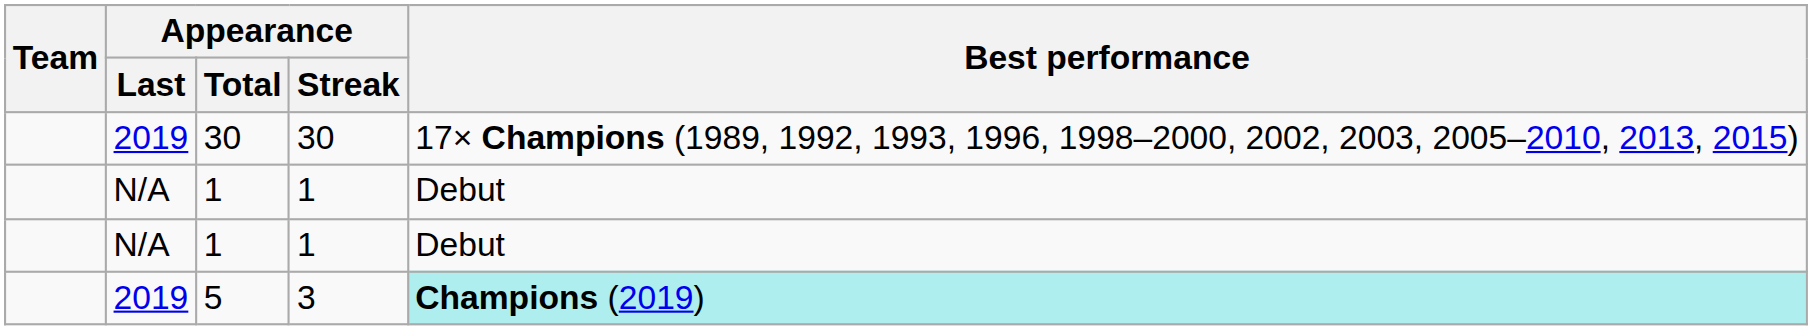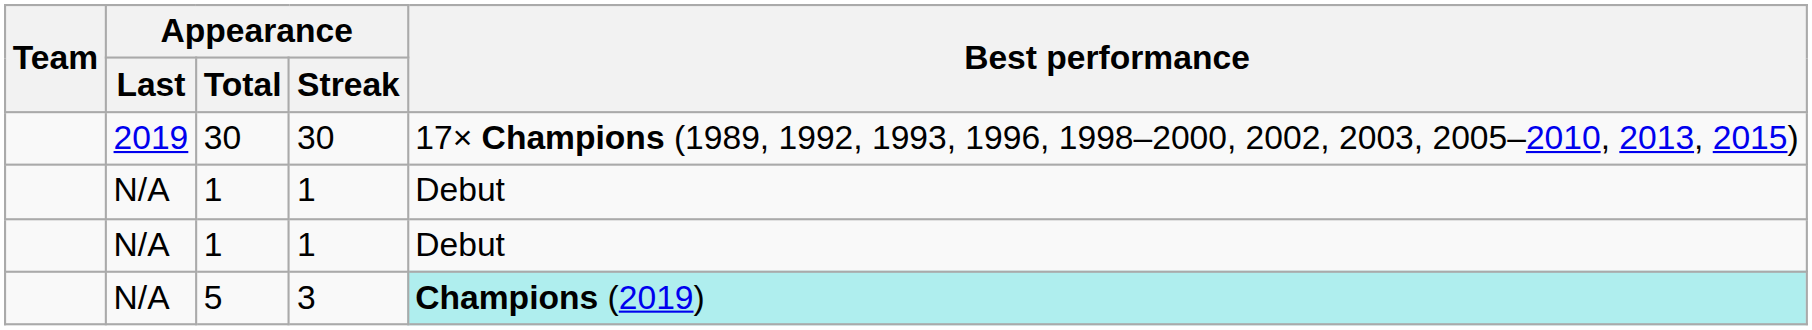(151, 297) 2019 -> (142, 297) N/A
